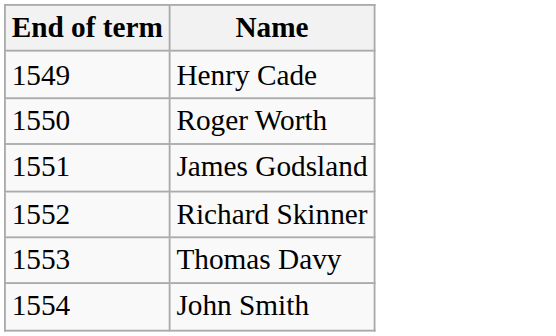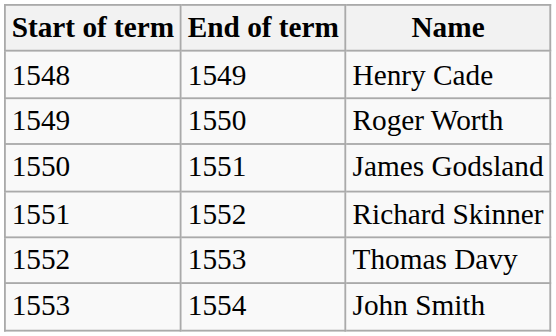+ column: (93, 27)
